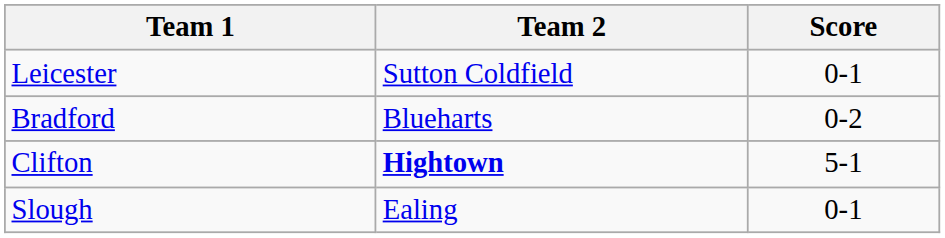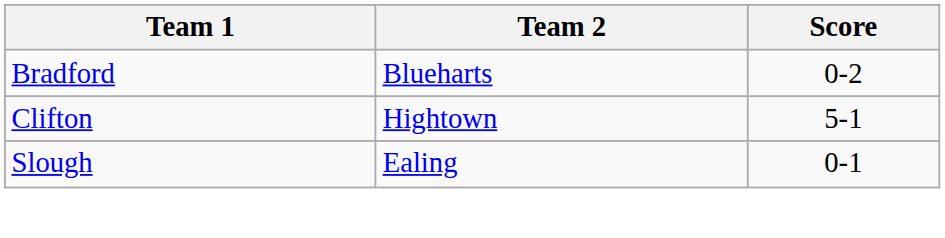- row: (64, 72)
(443, 163) bold -> (440, 118) normal
